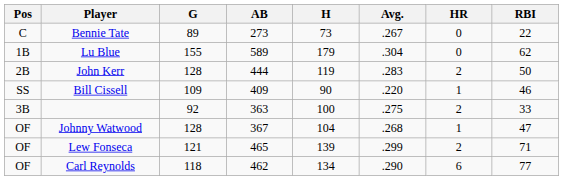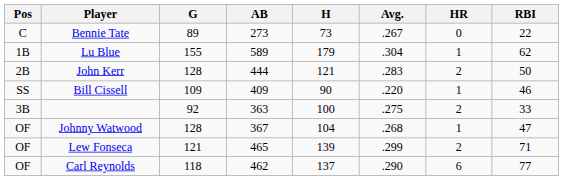(459, 52) 0 -> (459, 52) 1
(326, 71) 119 -> (326, 71) 121
(326, 166) 134 -> (326, 166) 137
